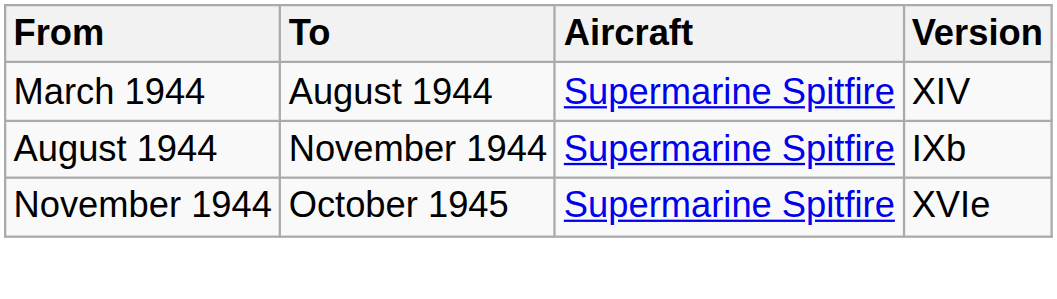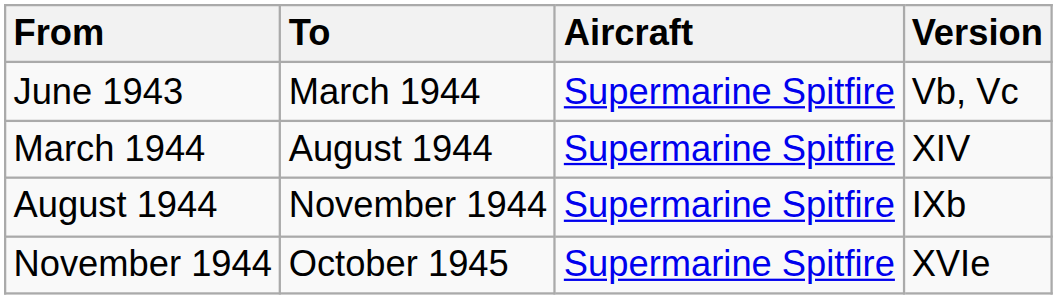+ row: (98, 90)
